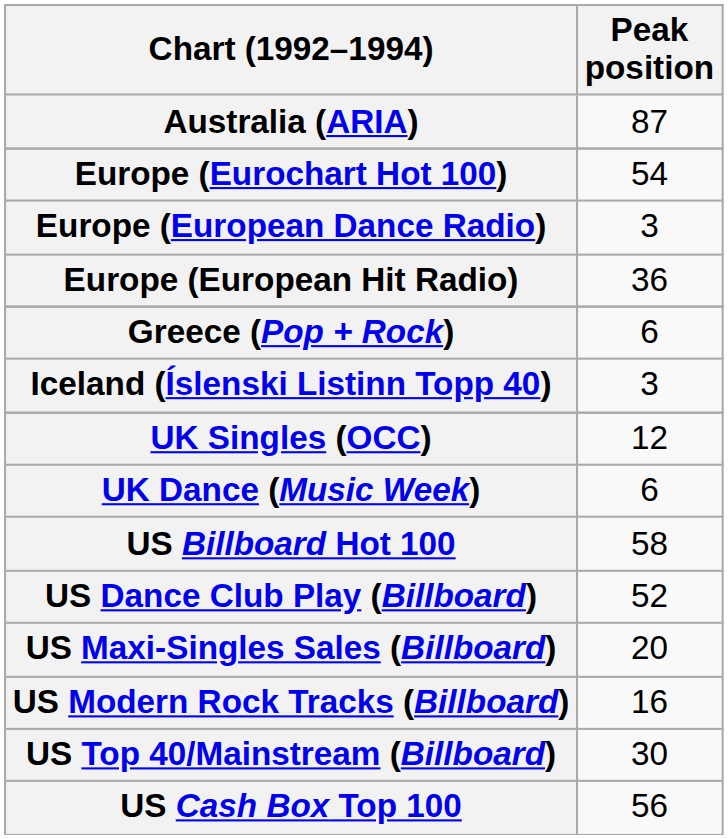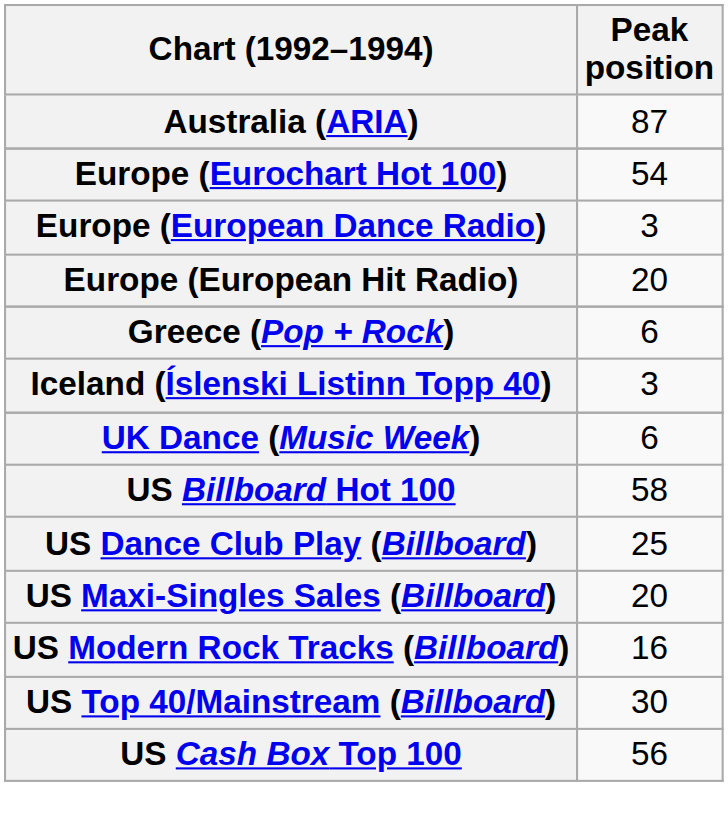(649, 279) 36 -> (649, 279) 20
- row: (291, 437)
(649, 596) 52 -> (649, 543) 25
